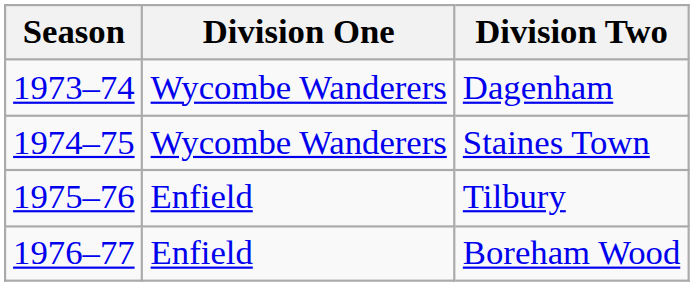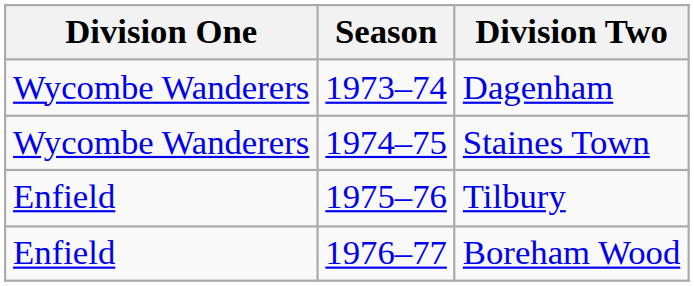columns swapped: (74, 32) <-> (299, 32)
